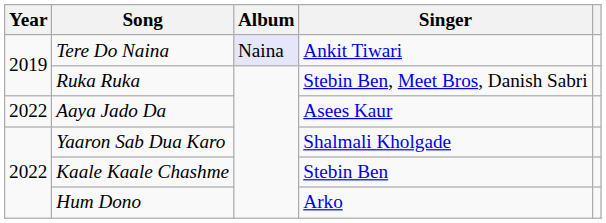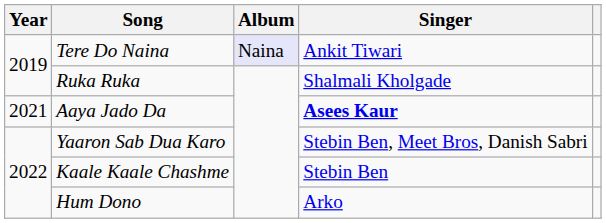(445, 80) Stebin Ben, Meet Bros, Danish Sabri -> (377, 80) Shalmali Kholgade
(28, 111) 2022 -> (28, 111) 2021
(348, 111) normal -> (351, 111) bold
(377, 141) Shalmali Kholgade -> (445, 141) Stebin Ben, Meet Bros, Danish Sabri
